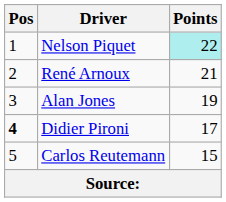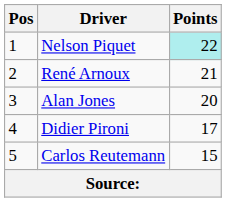(209, 101) 19 -> (209, 101) 20
(13, 128) bold -> (13, 128) normal
